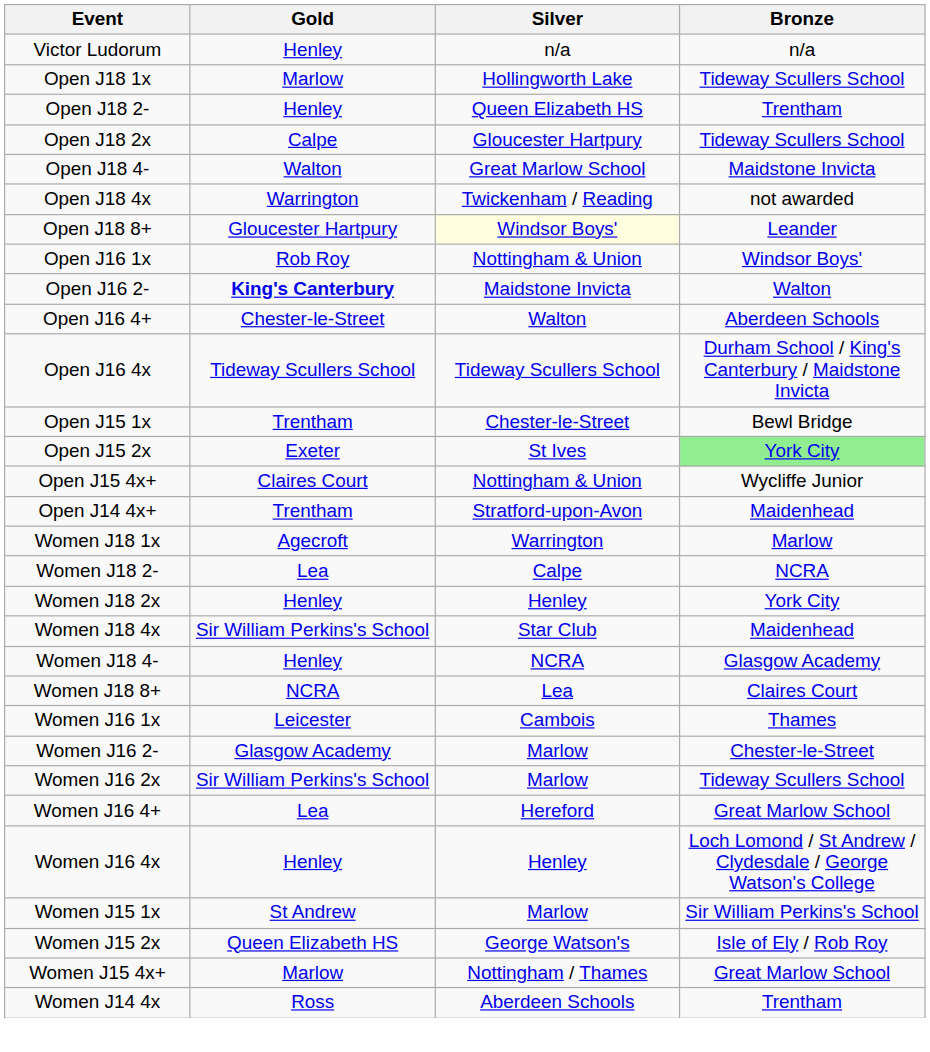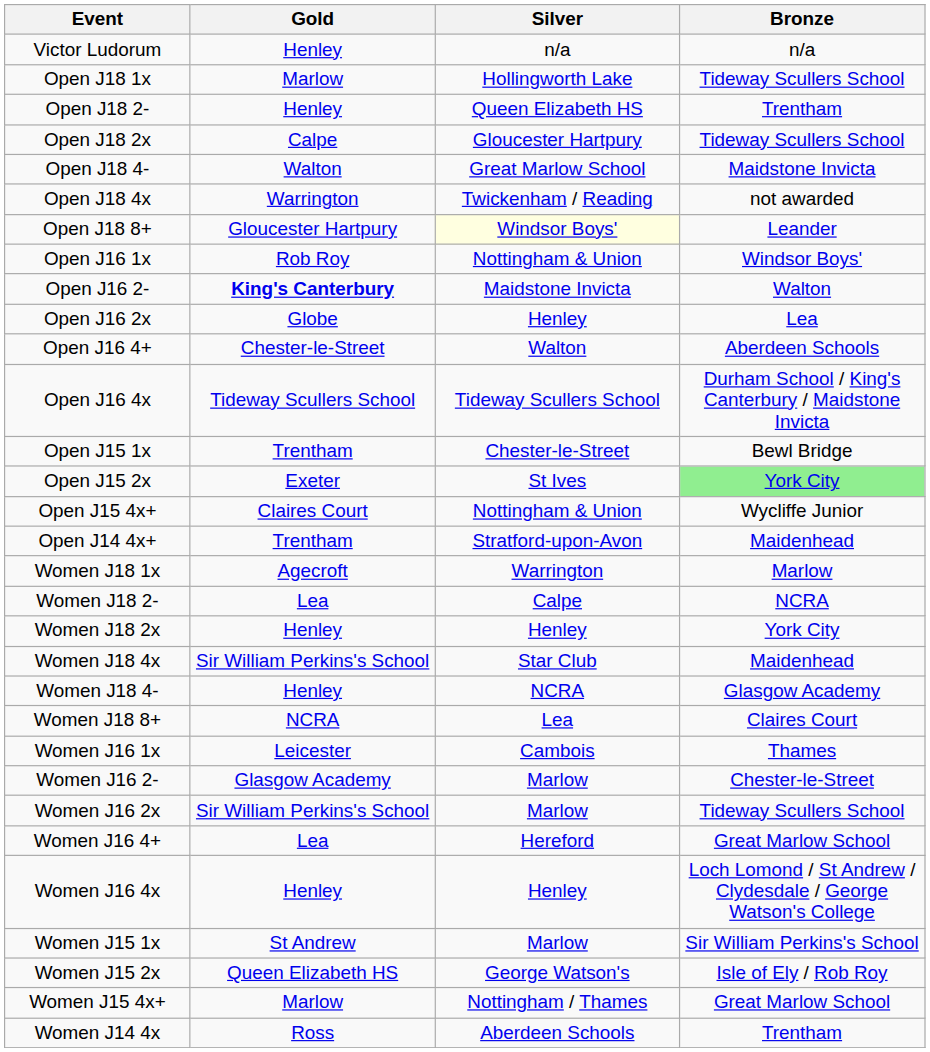+ row: (97, 318)
